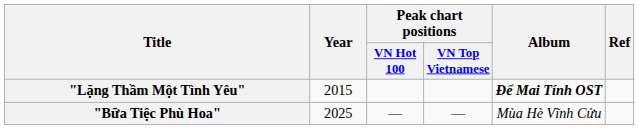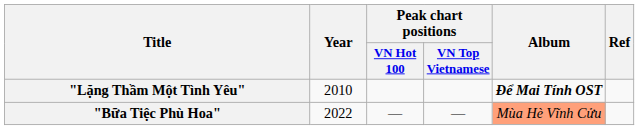(338, 90) 2015 -> (338, 90) 2010
(338, 113) 2025 -> (338, 113) 2022
(549, 113) no background -> (549, 113) lightsalmon background
